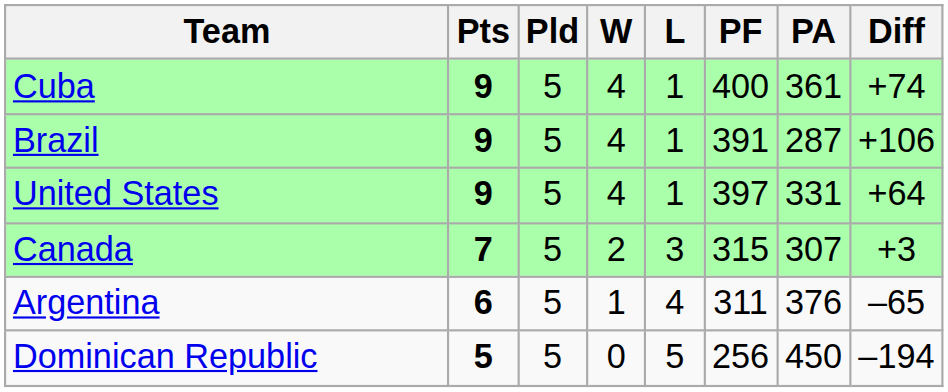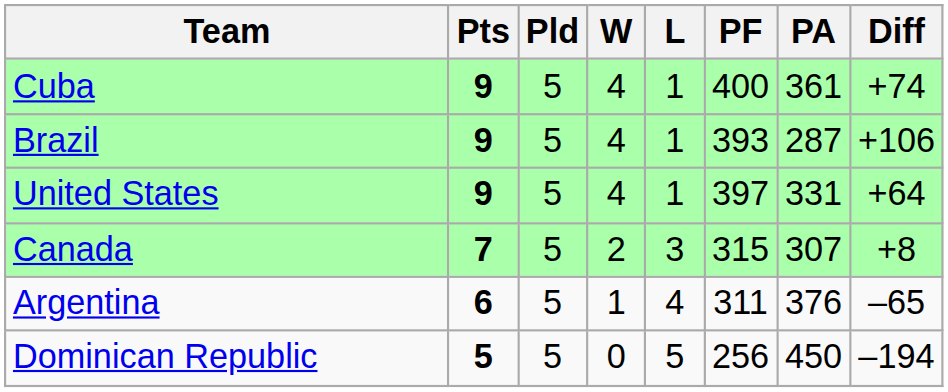(741, 140) 391 -> (741, 140) 393
(896, 248) +3 -> (896, 248) +8
